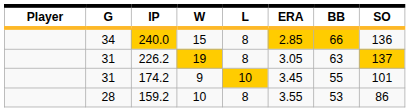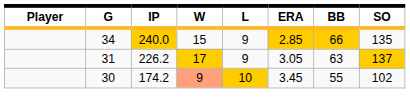(245, 39) 8 -> (245, 39) 9
(382, 39) 136 -> (382, 39) 135
(200, 58) 19 -> (200, 58) 17
(245, 58) 8 -> (245, 58) 9
(108, 78) 31 -> (108, 78) 30
(200, 78) no background -> (200, 78) lightsalmon background
(382, 78) 101 -> (382, 78) 102
- row: (154, 97)
